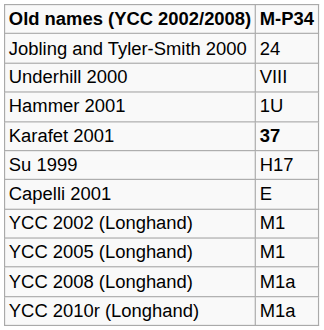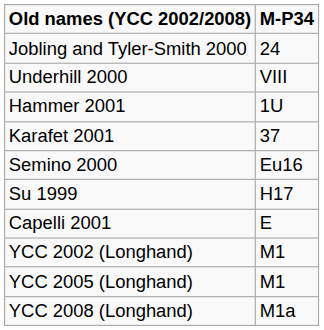(270, 135) bold -> (270, 135) normal
+ row: (63, 164)
- row: (104, 310)
